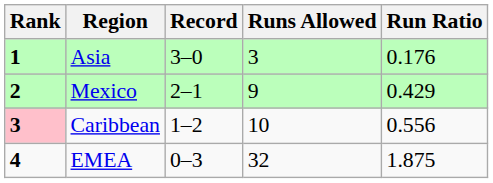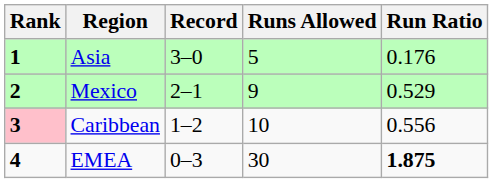(253, 56) 3 -> (253, 56) 5
(411, 90) 0.429 -> (411, 90) 0.529
(259, 159) 32 -> (259, 159) 30
(411, 159) normal -> (411, 159) bold
